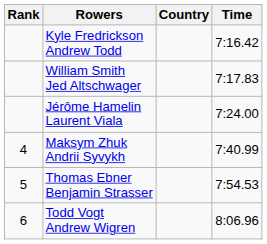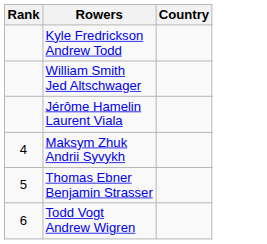- column: (237, 14)
